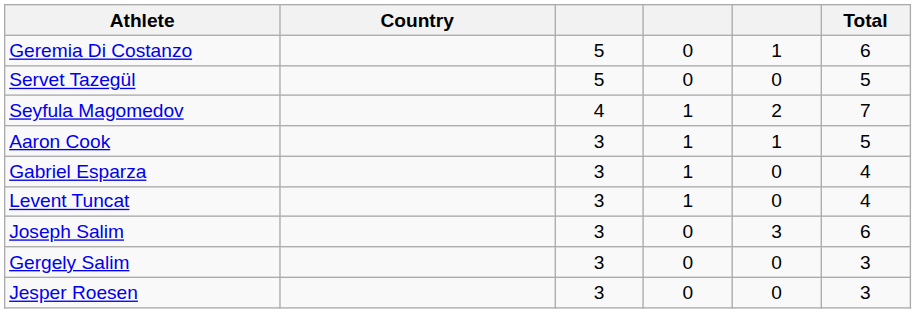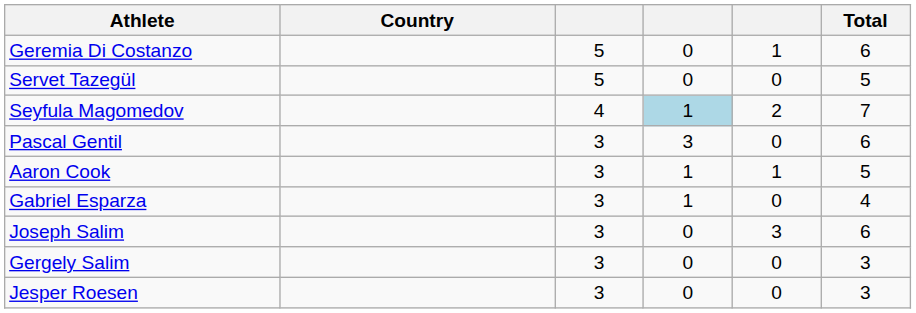(688, 111) no background -> (688, 111) lightblue background
+ row: (66, 141)
- row: (69, 202)
